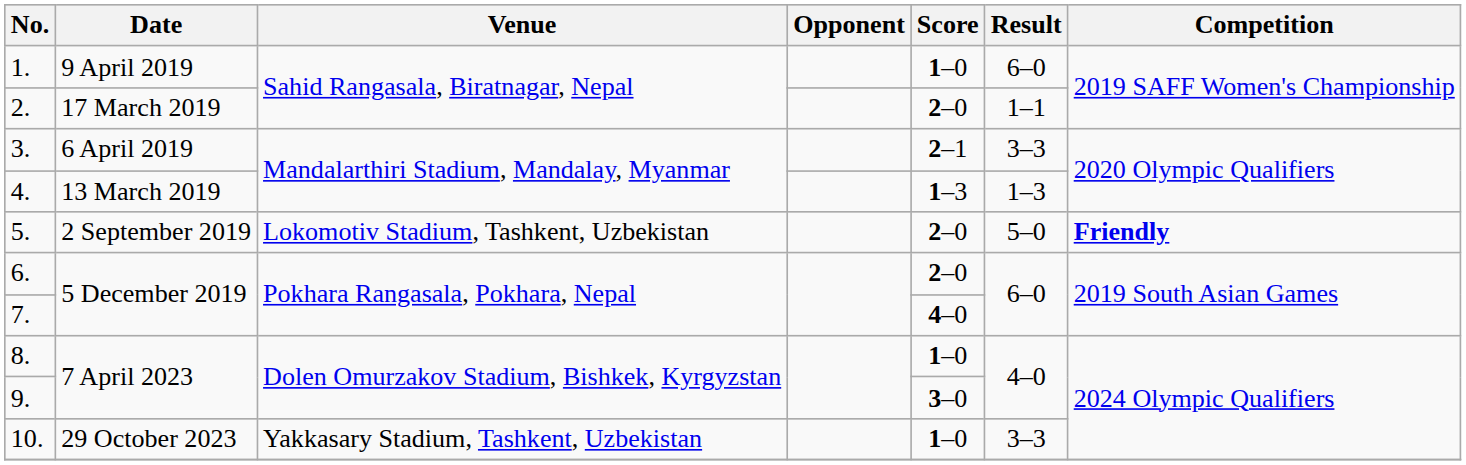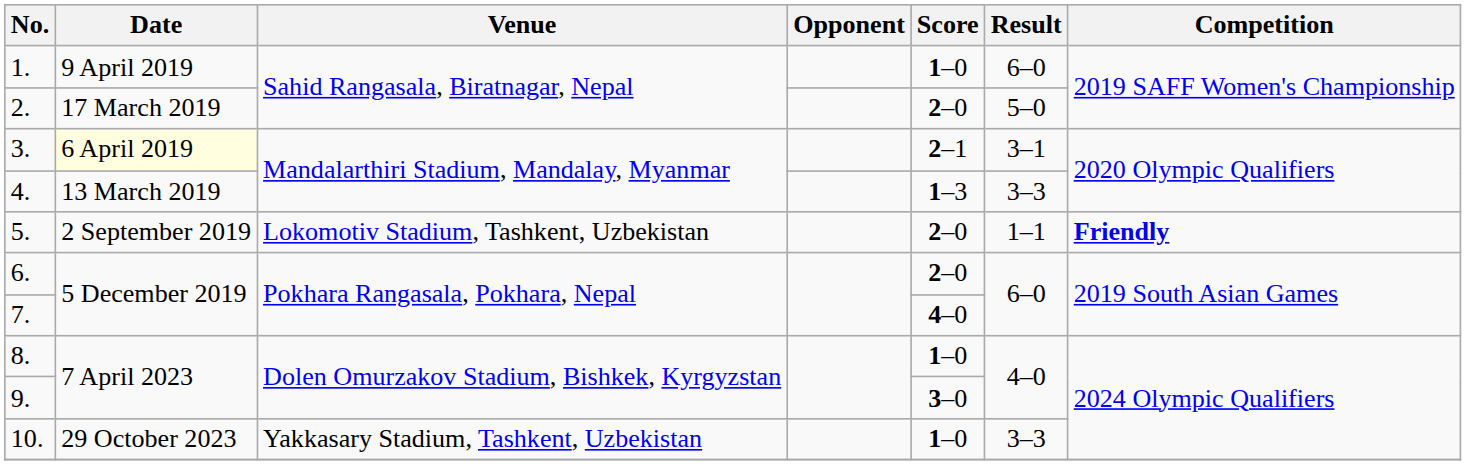(1026, 107) 1–1 -> (1026, 107) 5–0
(127, 149) no background -> (127, 149) lightyellow background
(1026, 149) 3–3 -> (1026, 149) 3–1
(1026, 190) 1–3 -> (1026, 190) 3–3
(1026, 231) 5–0 -> (1026, 231) 1–1
